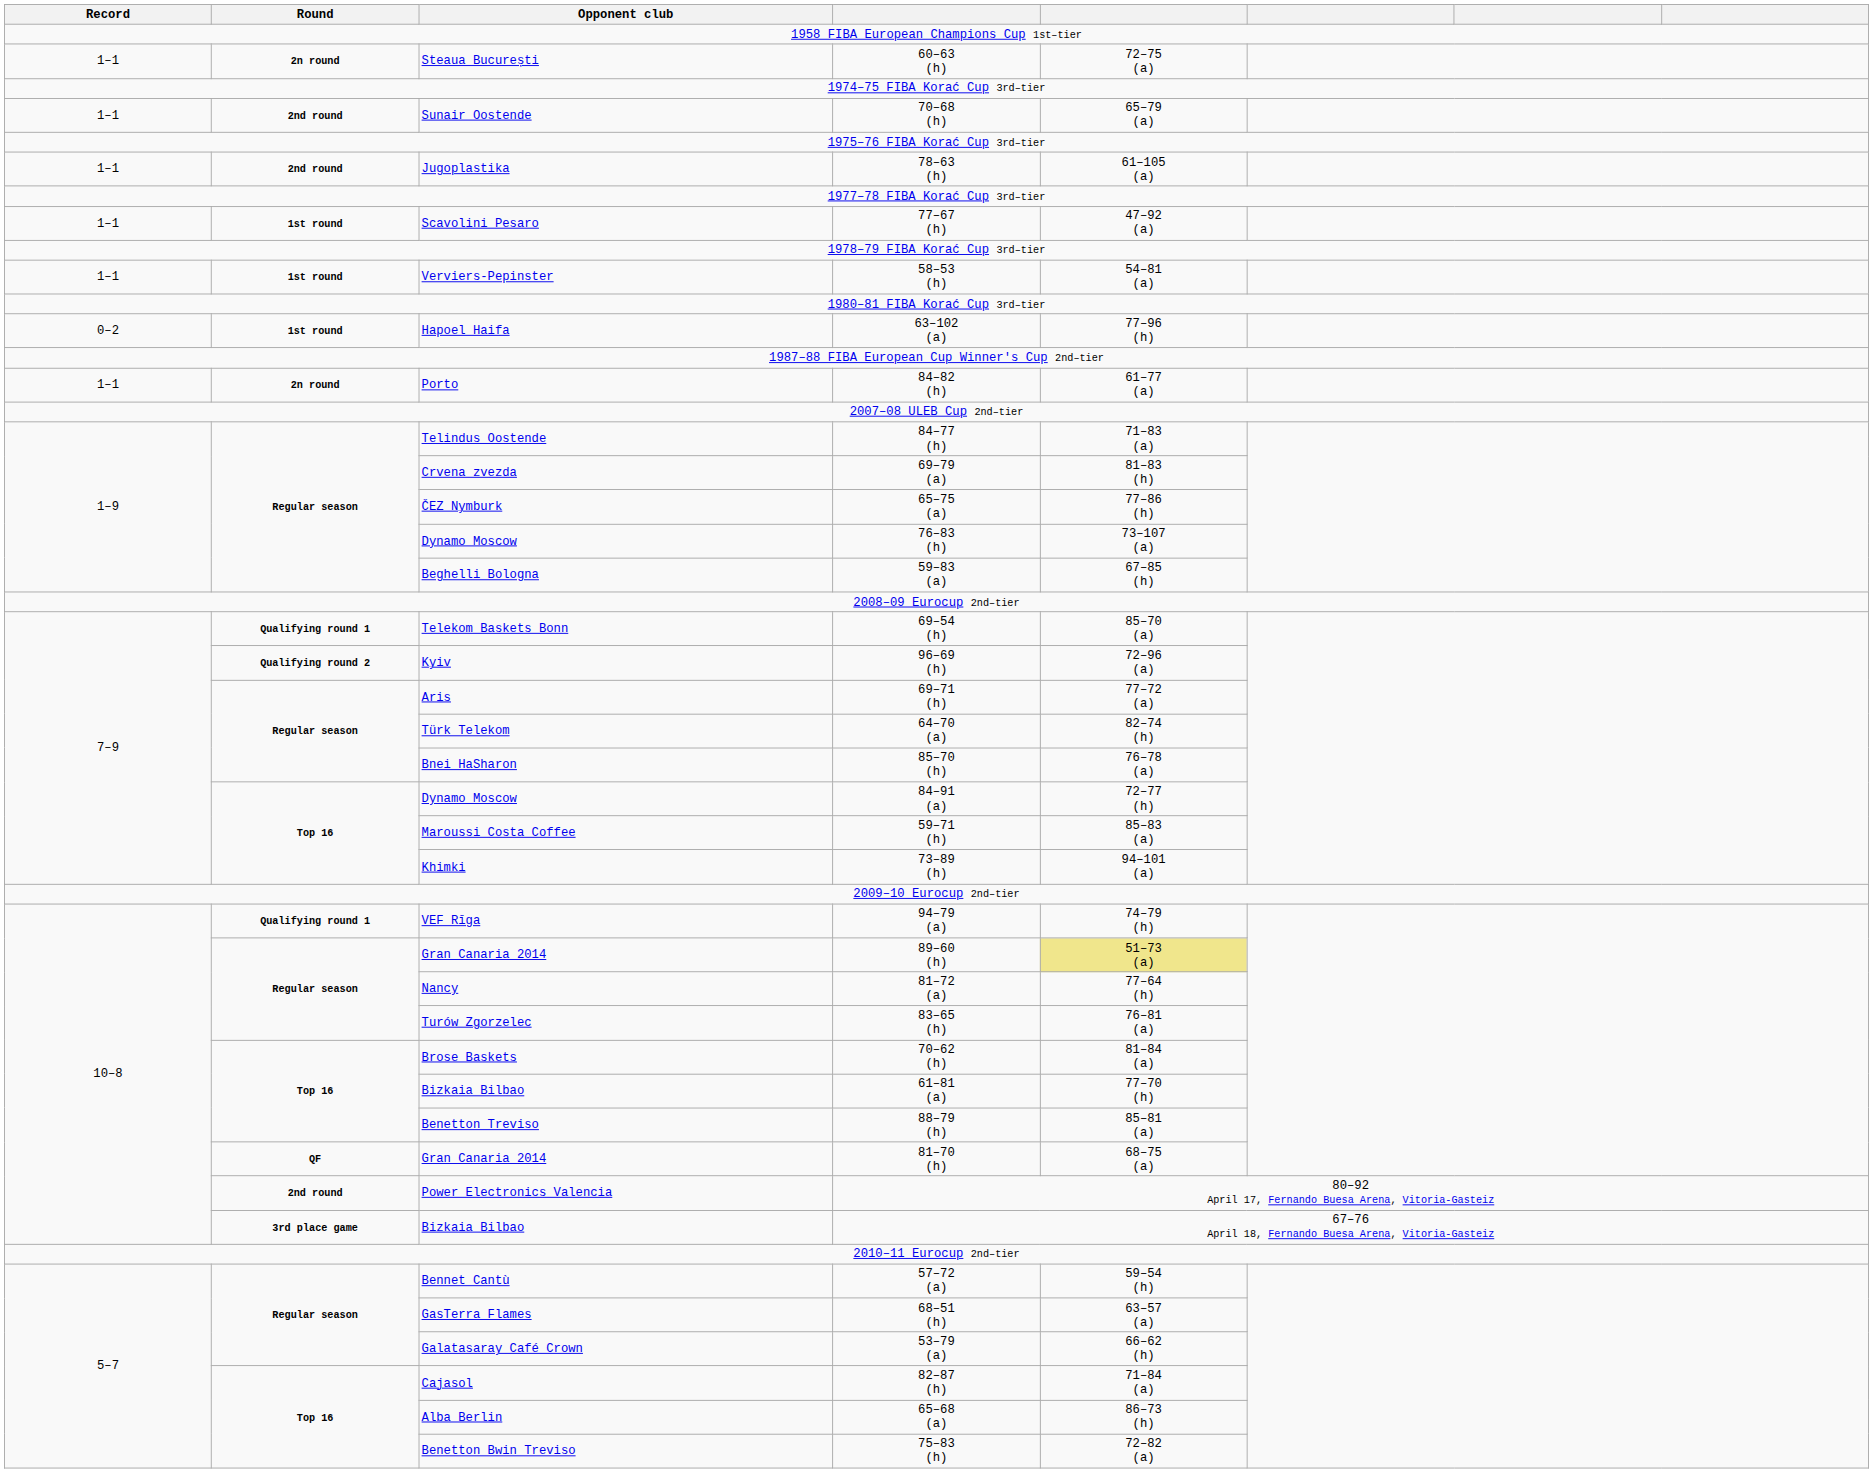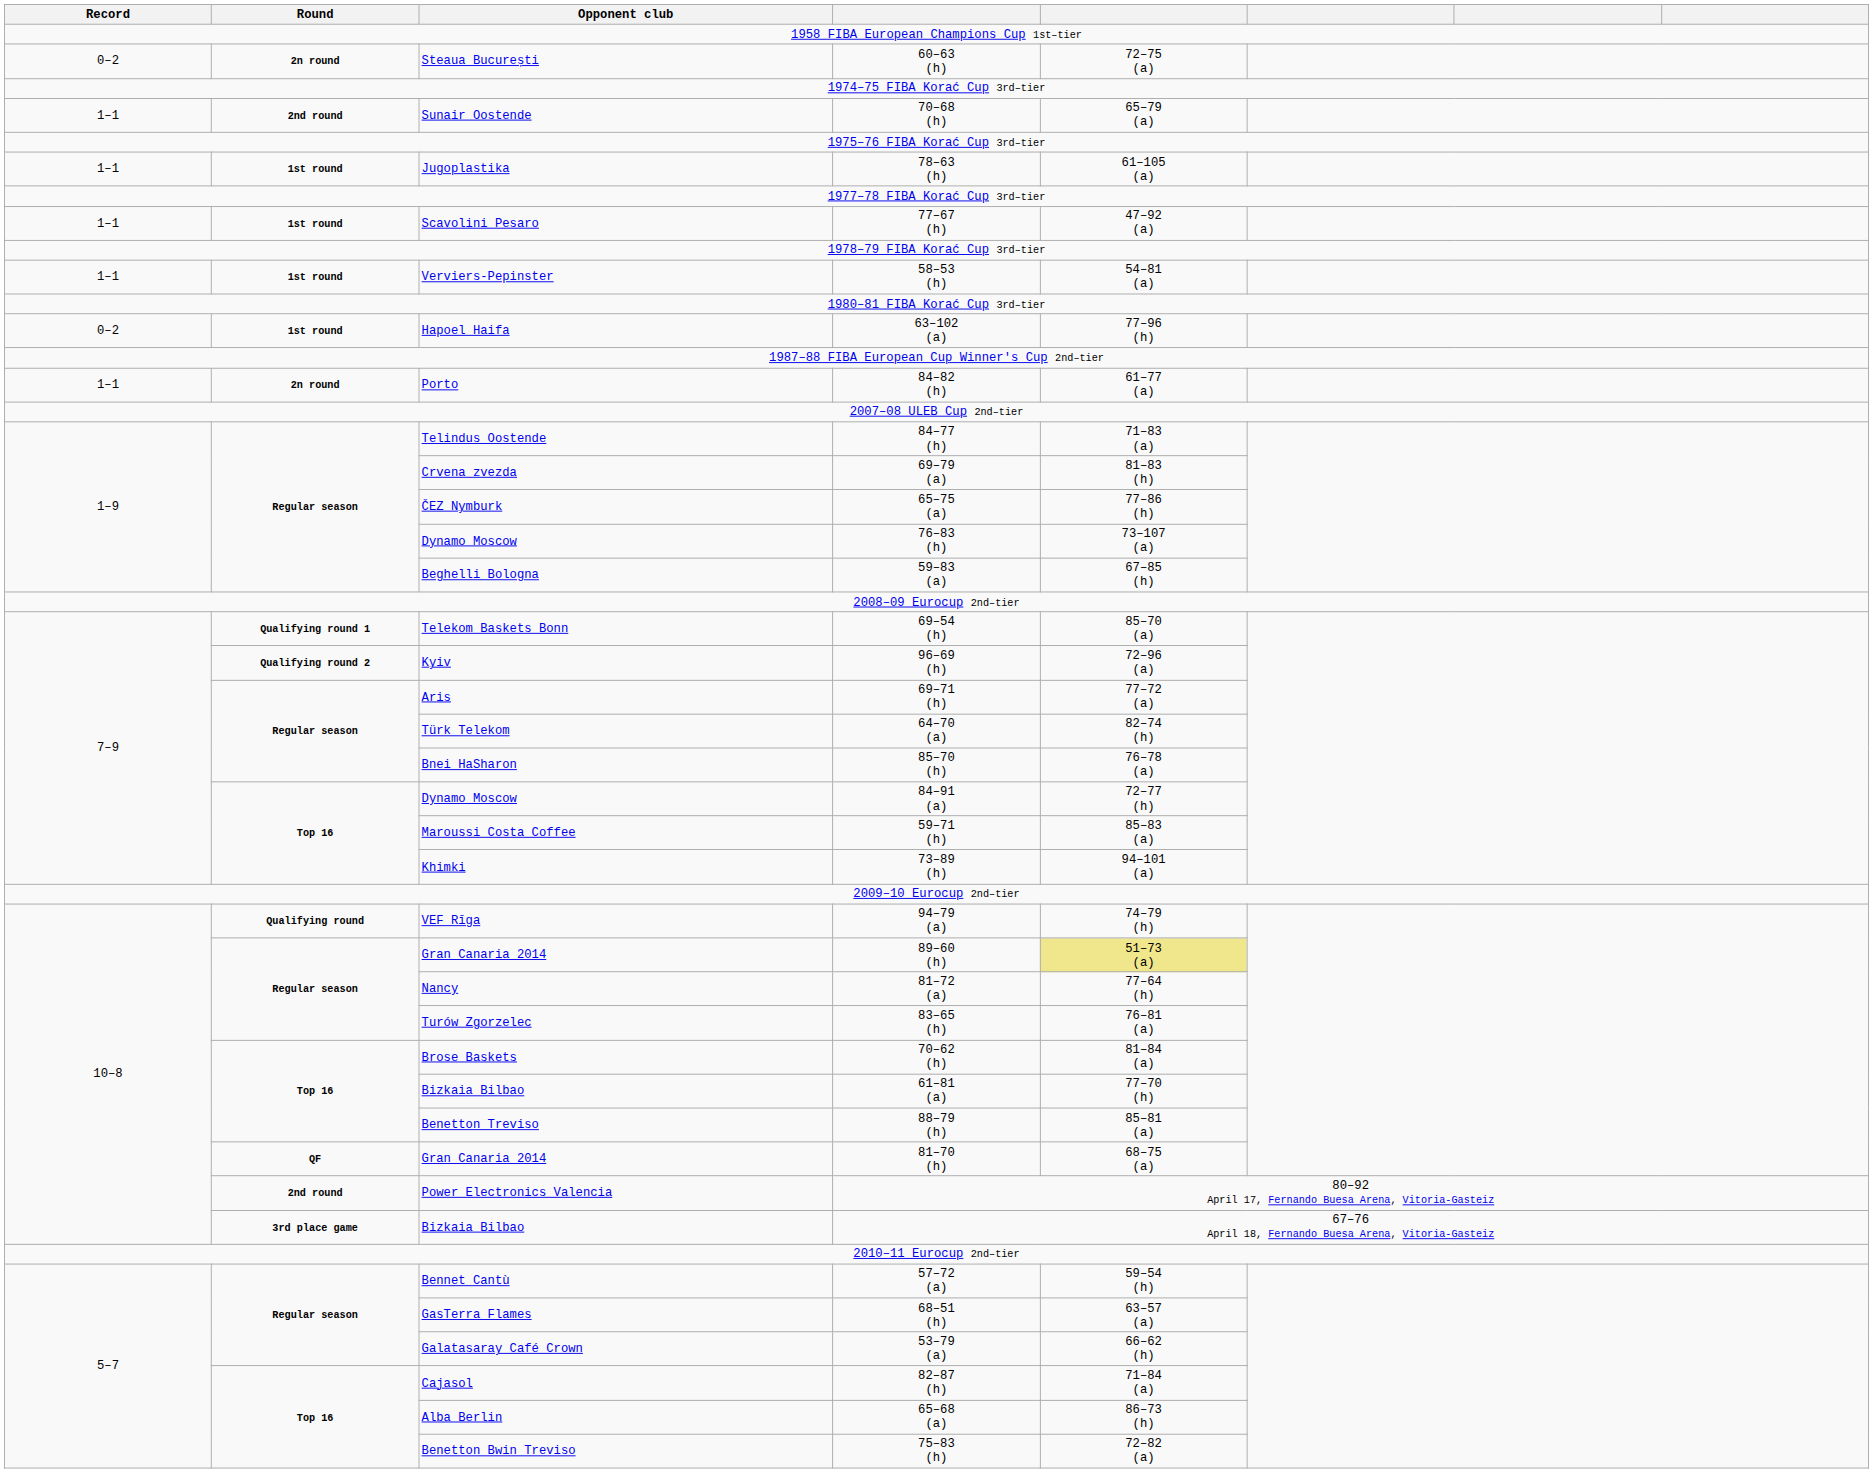(108, 61) 1–1 -> (108, 61) 0–2
(315, 170) 2nd round -> (315, 170) 1st round
(315, 921) Qualifying round 1 -> (315, 921) Qualifying round
